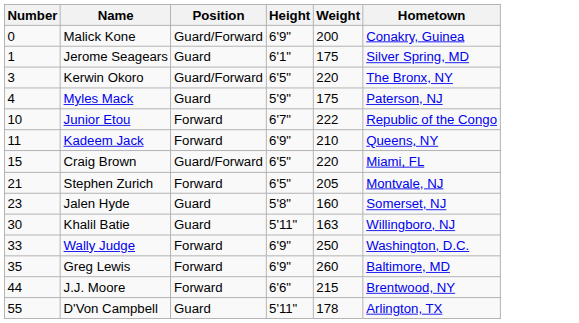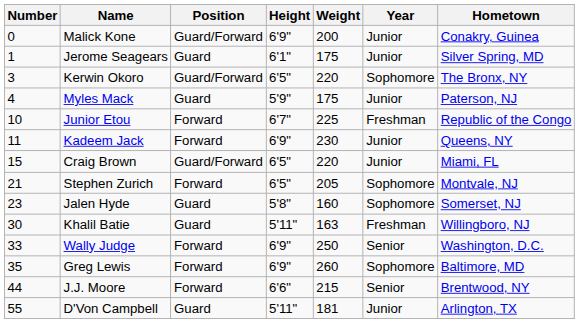+ column: (400, 15)
(327, 120) 222 -> (327, 120) 225
(327, 141) 210 -> (327, 141) 230
(327, 308) 178 -> (327, 308) 181
